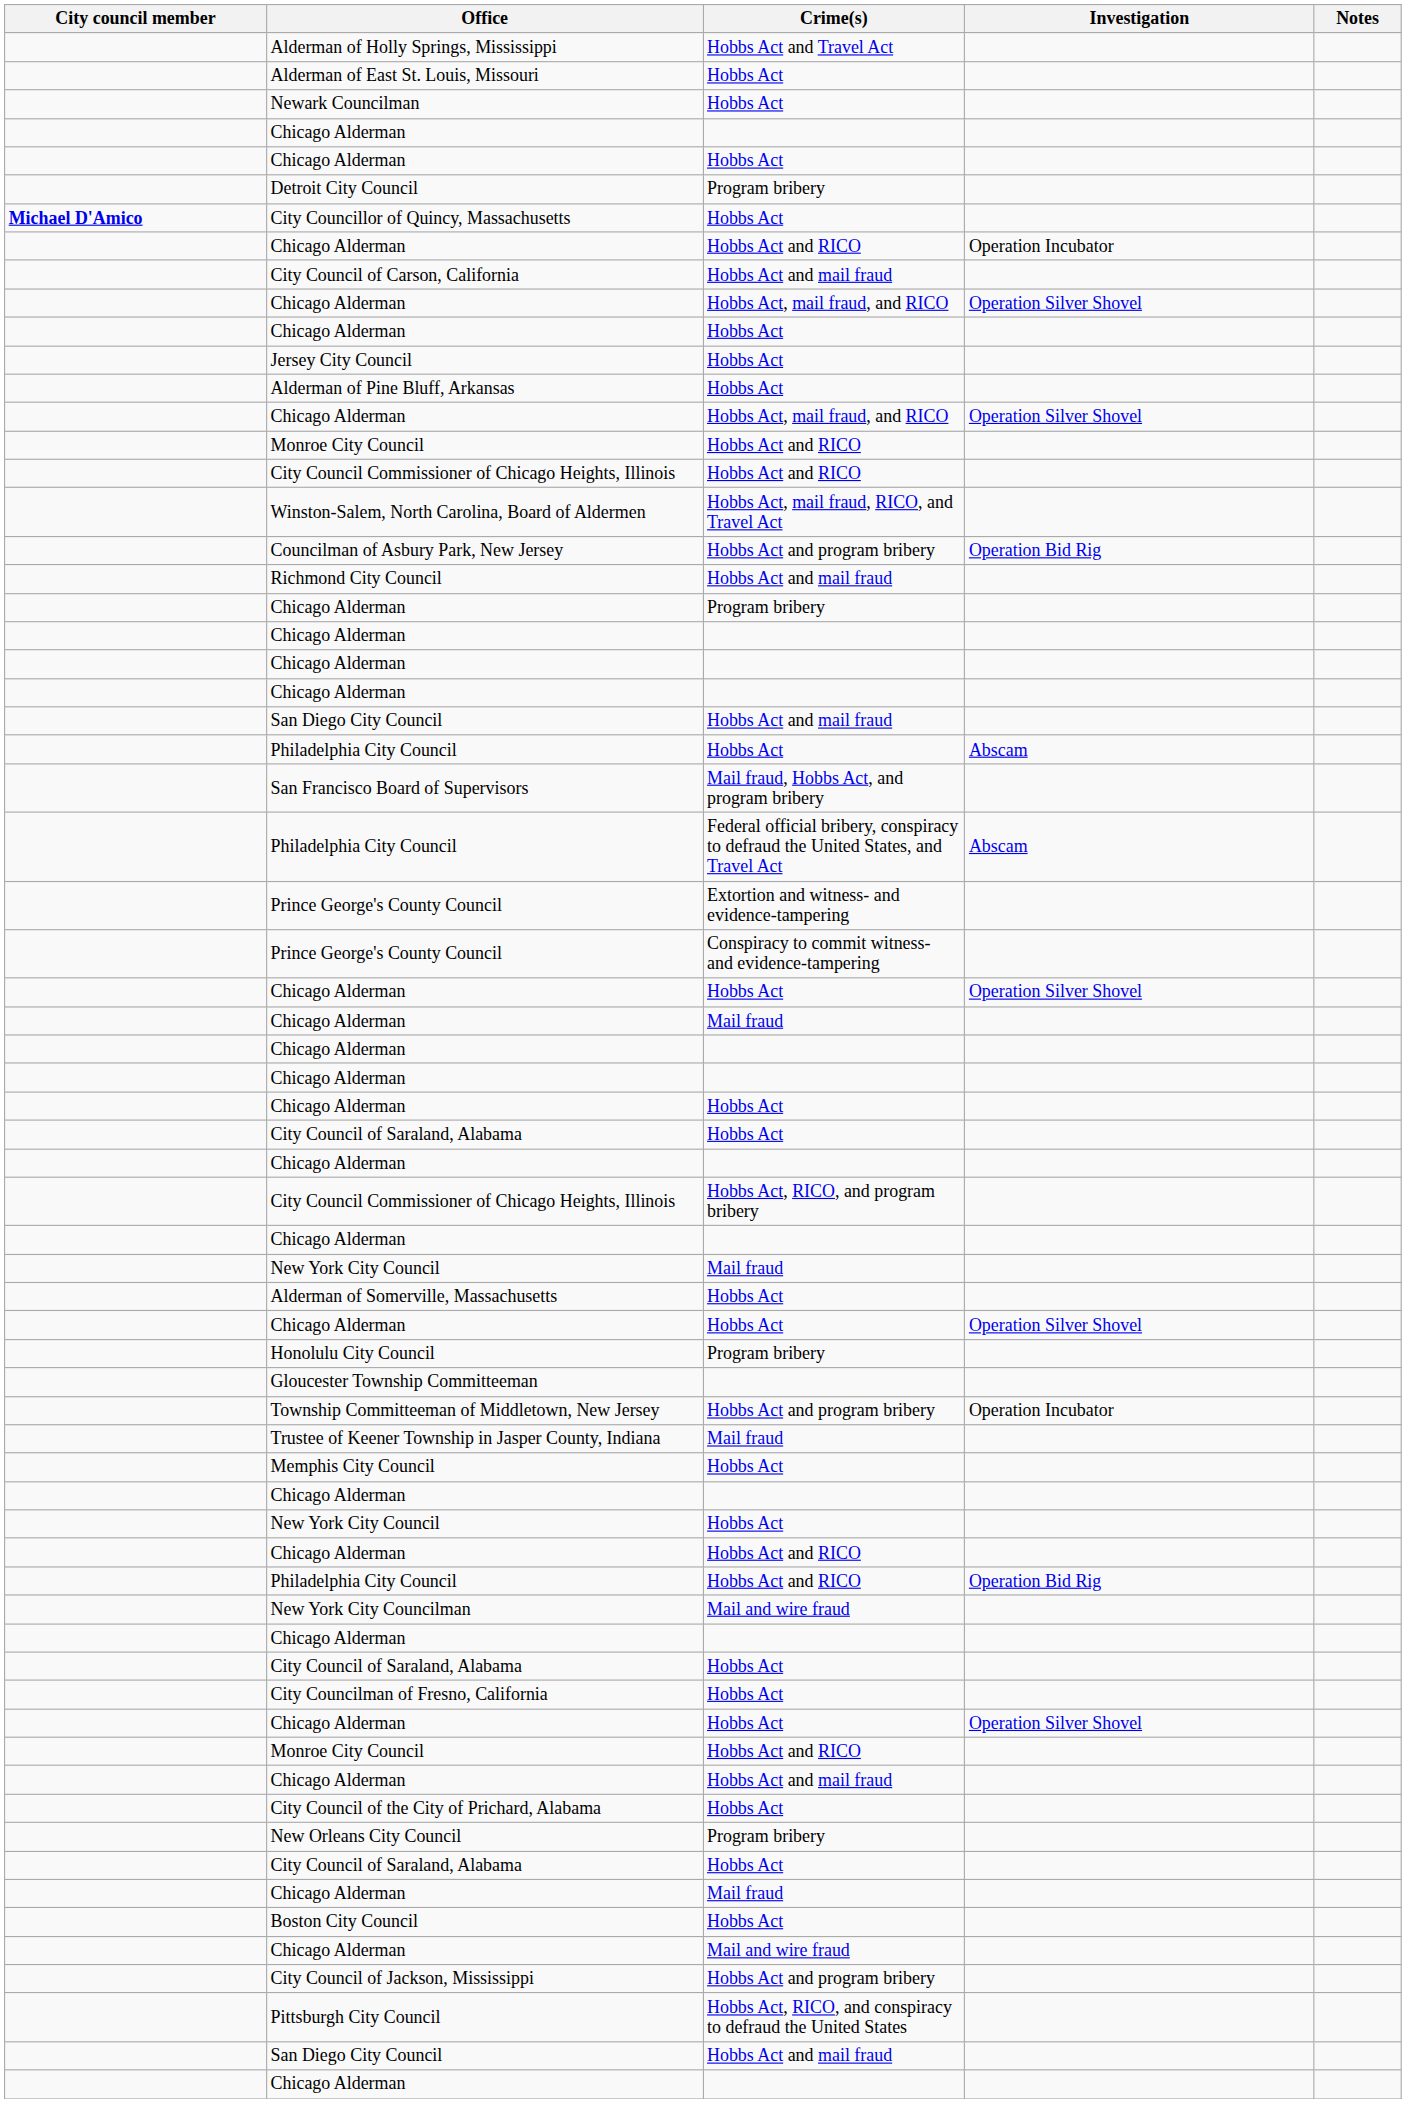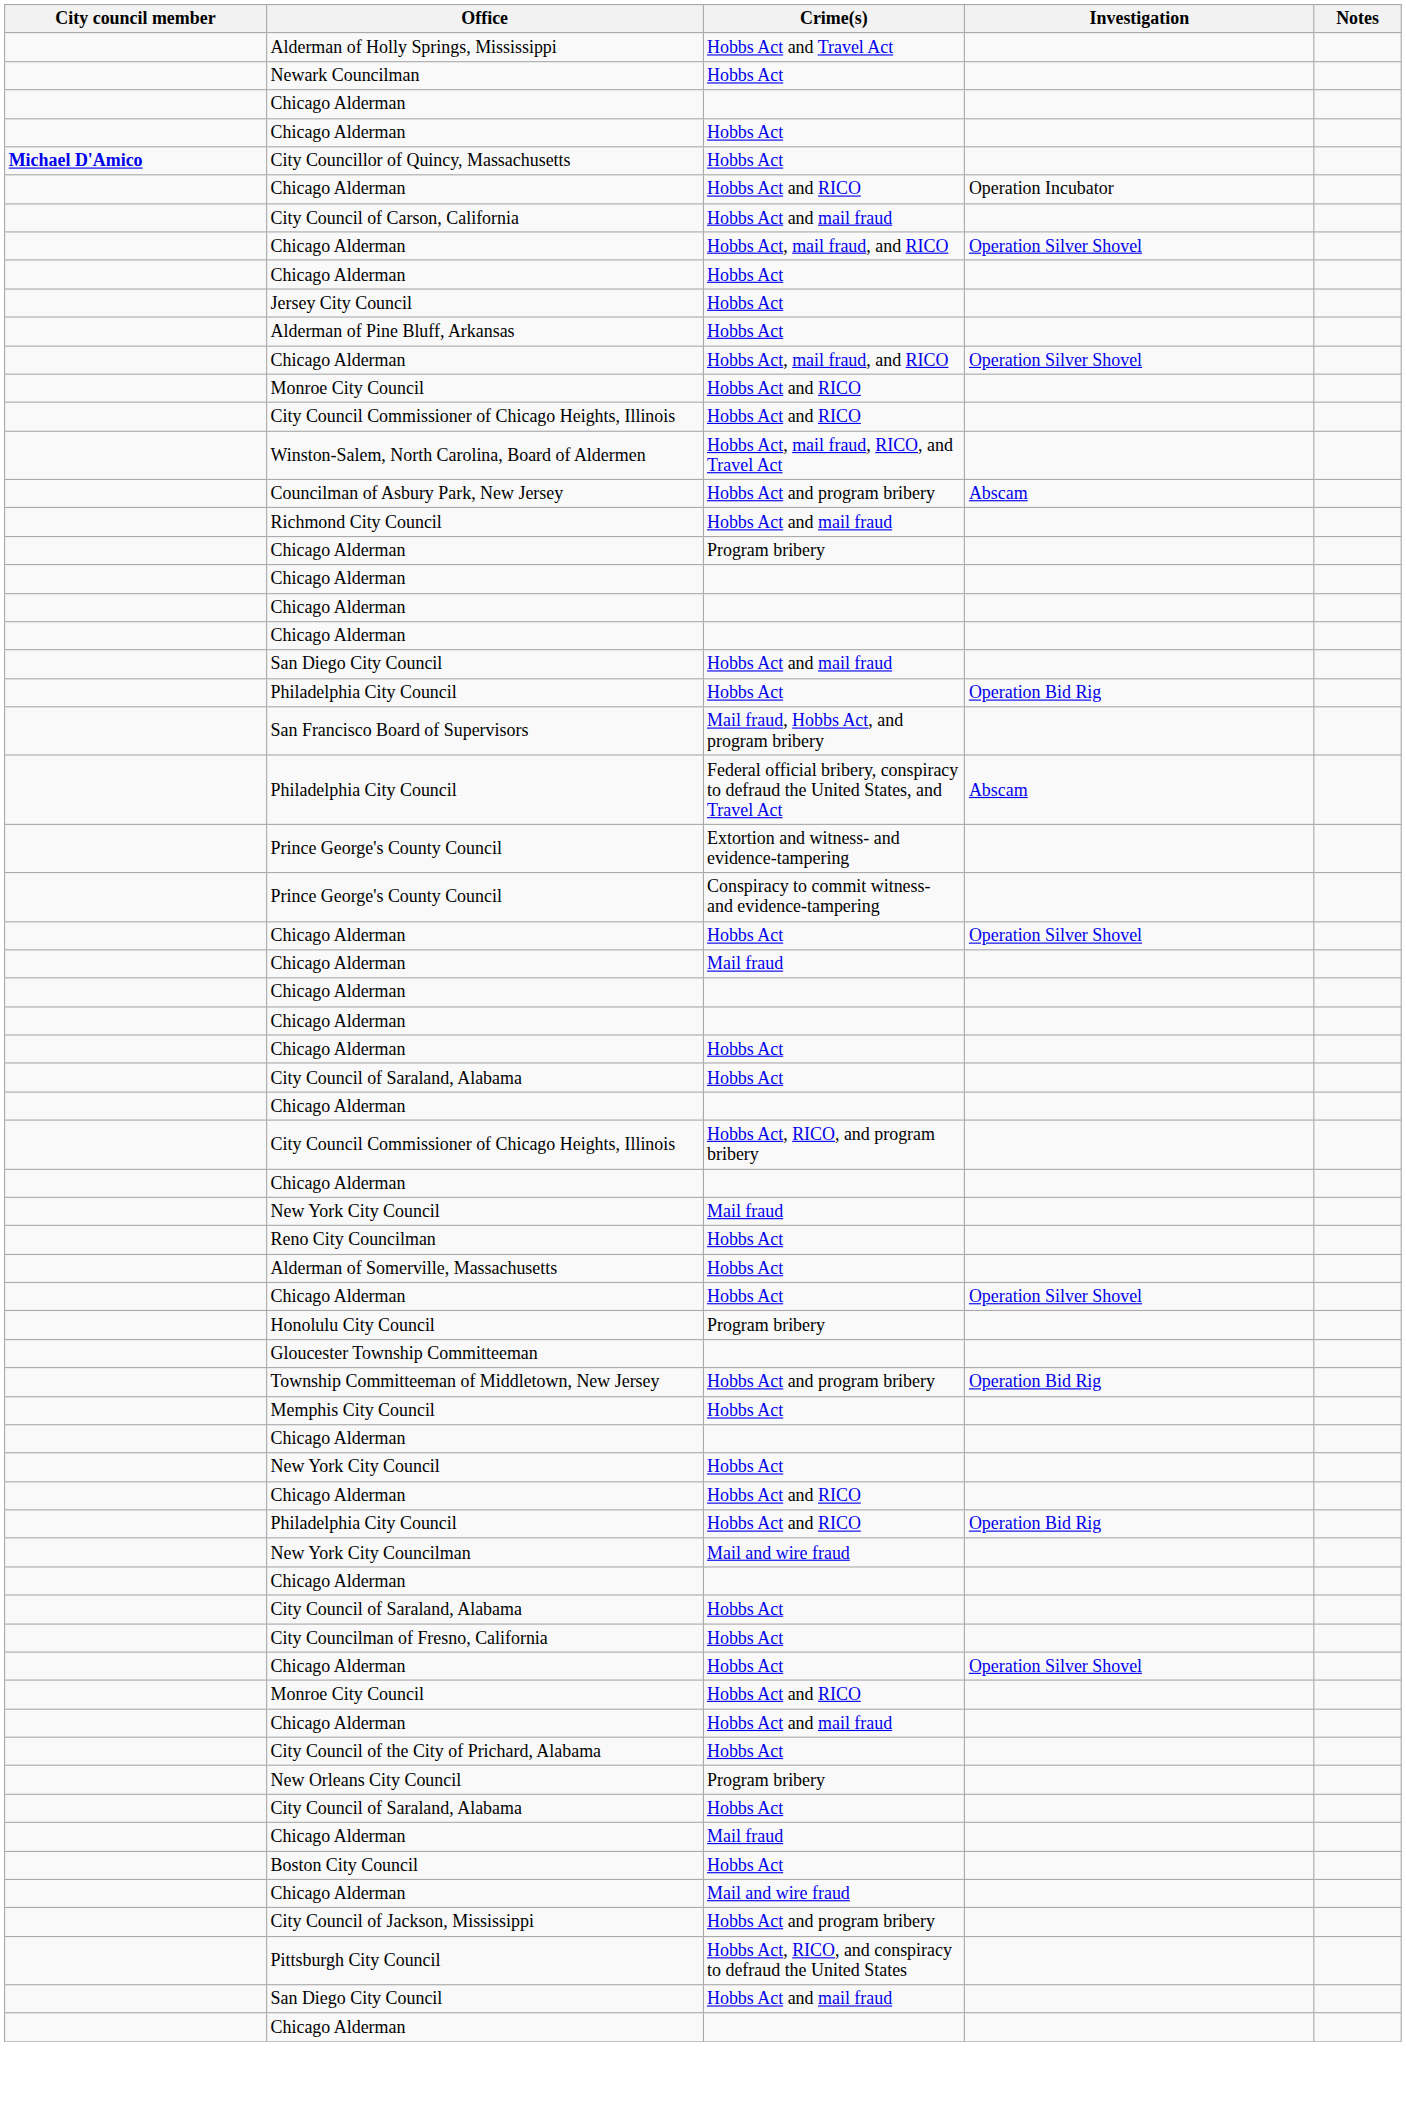- row: (405, 75)
- row: (344, 189)
(1035, 550) Operation Bid Rig -> (998, 493) Abscam
(998, 749) Abscam -> (1035, 692) Operation Bid Rig
+ row: (353, 1239)
(1041, 1410) Operation Incubator -> (1035, 1381) Operation Bid Rig
- row: (465, 1438)
